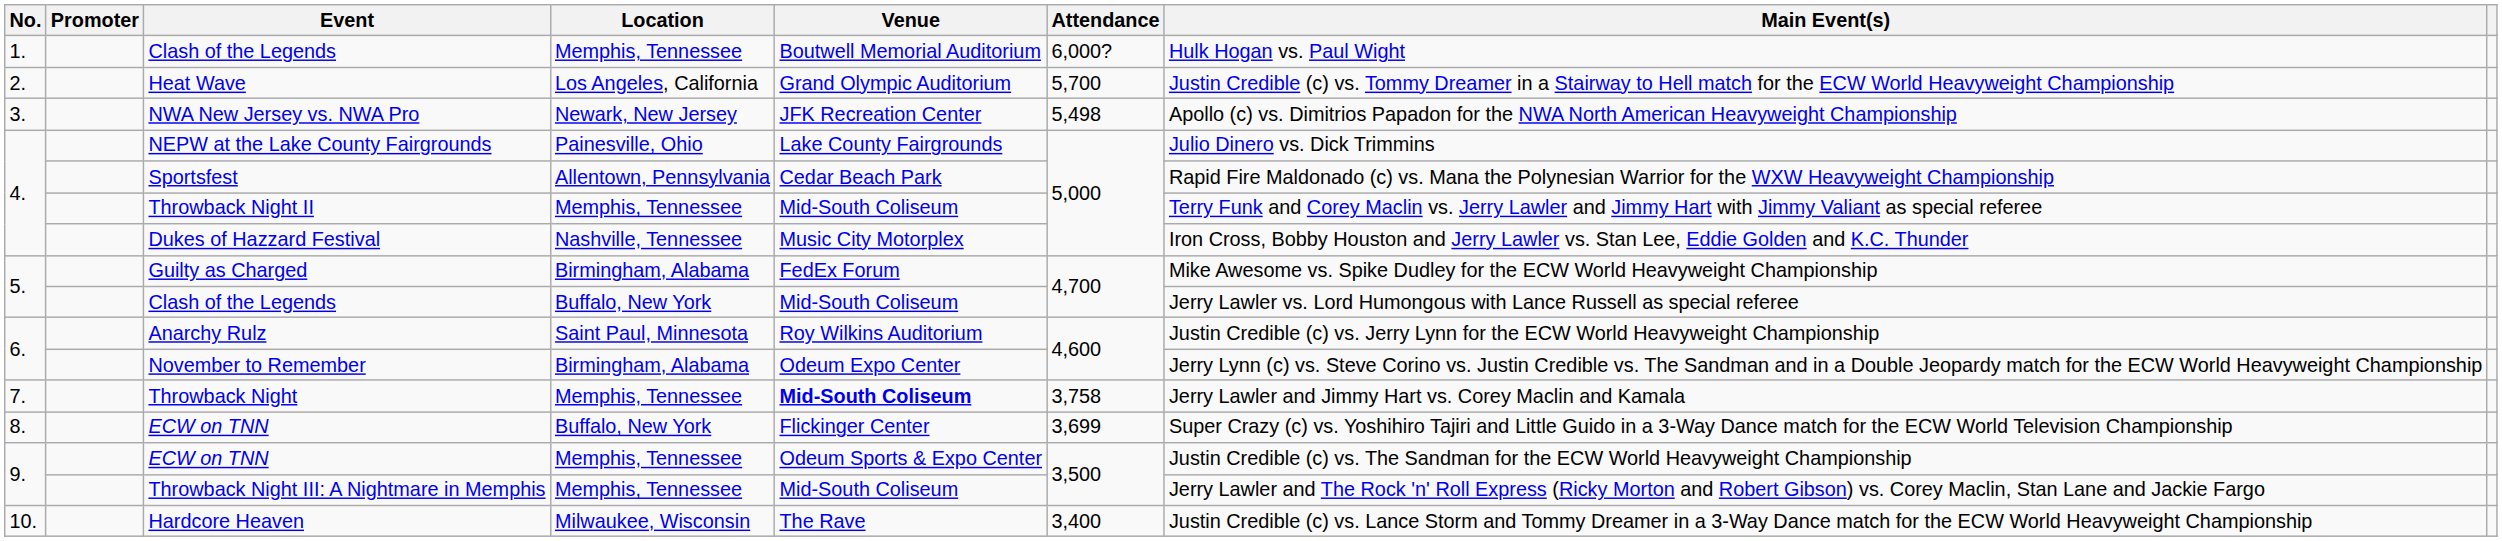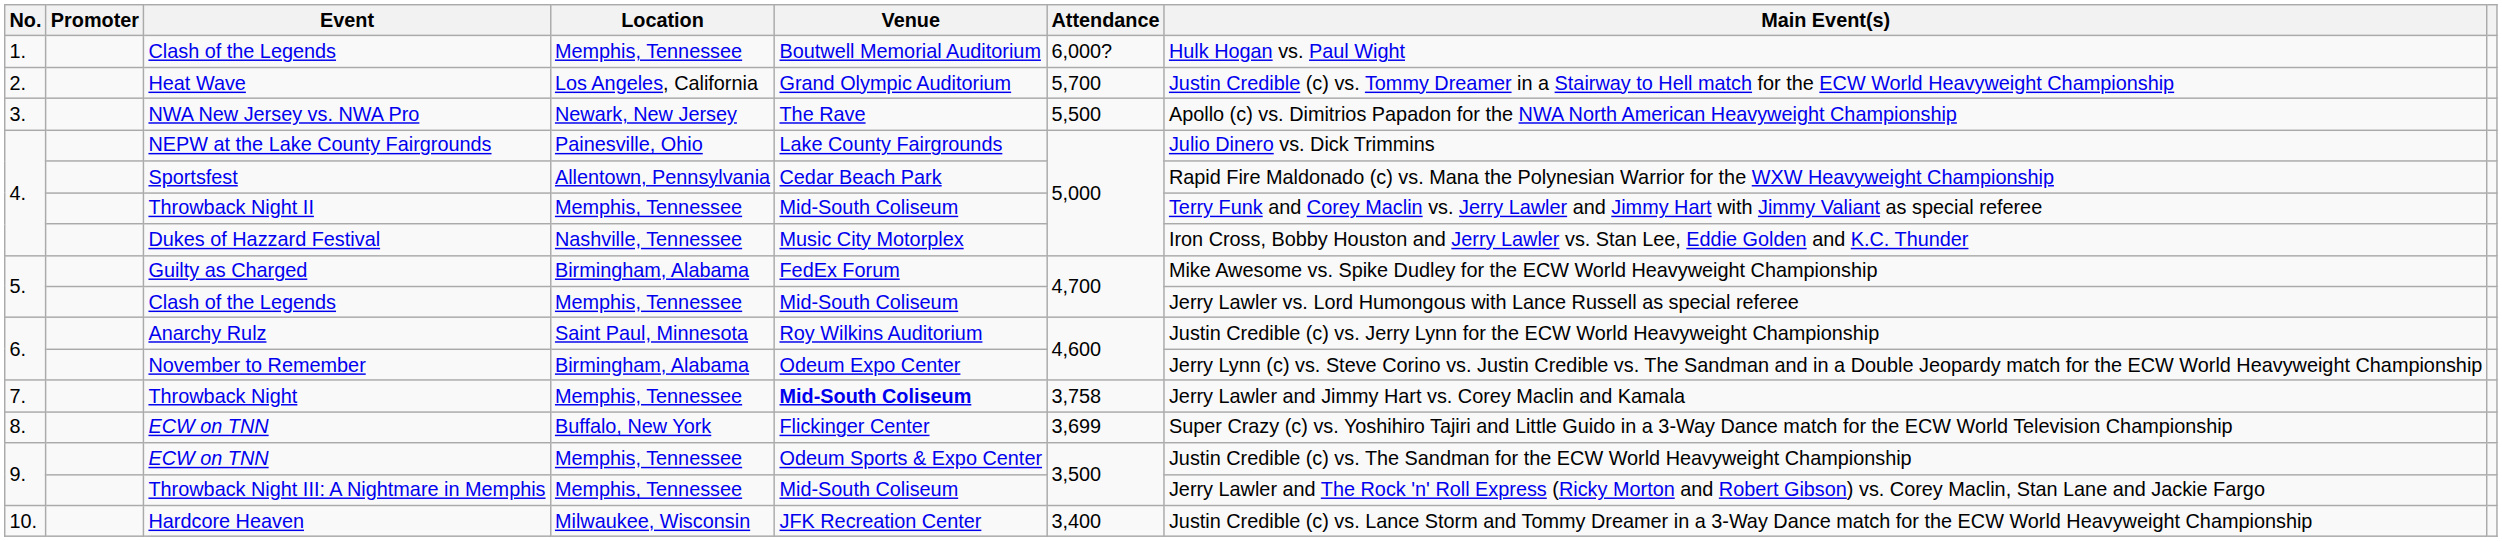(880, 114) JFK Recreation Center -> (823, 114) The Rave
(1076, 114) 5,498 -> (1076, 114) 5,500
(633, 302) Buffalo, New York -> (649, 302) Memphis, Tennessee
(823, 521) The Rave -> (880, 521) JFK Recreation Center
